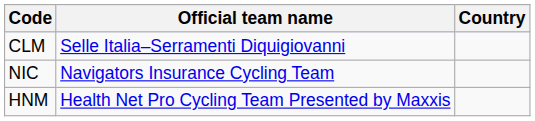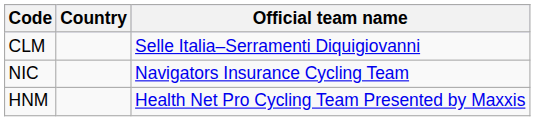columns swapped: (255, 18) <-> (492, 18)
